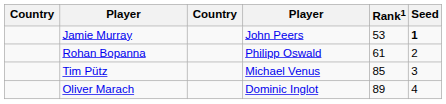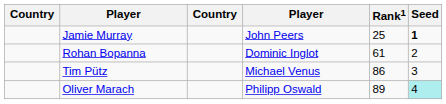(379, 35) 53 -> (379, 35) 25
(283, 53) Philipp Oswald -> (282, 53) Dominic Inglot
(379, 71) 85 -> (379, 71) 86
(282, 89) Dominic Inglot -> (283, 89) Philipp Oswald
(414, 89) no background -> (414, 89) paleturquoise background
